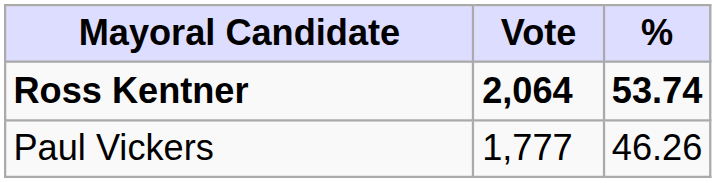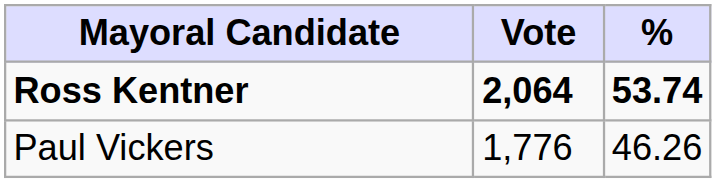(527, 147) 1,777 -> (527, 147) 1,776
